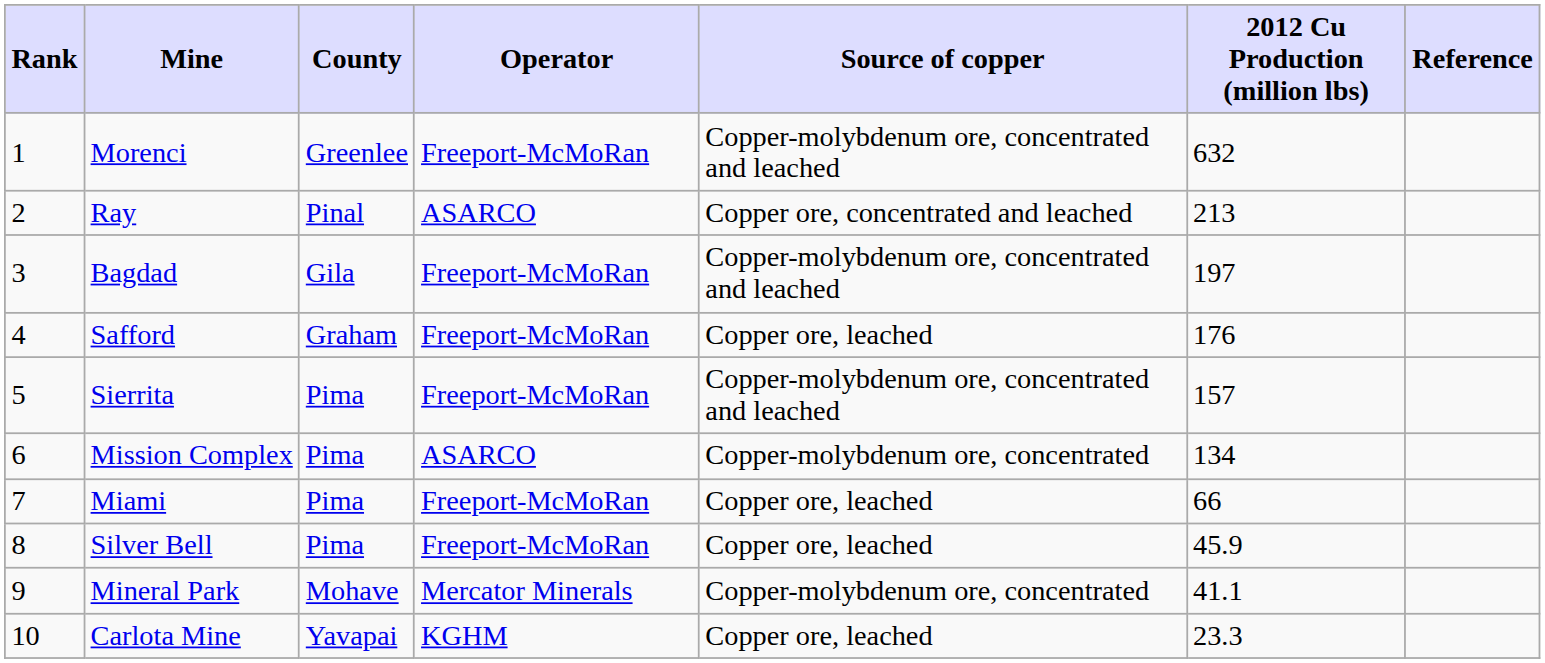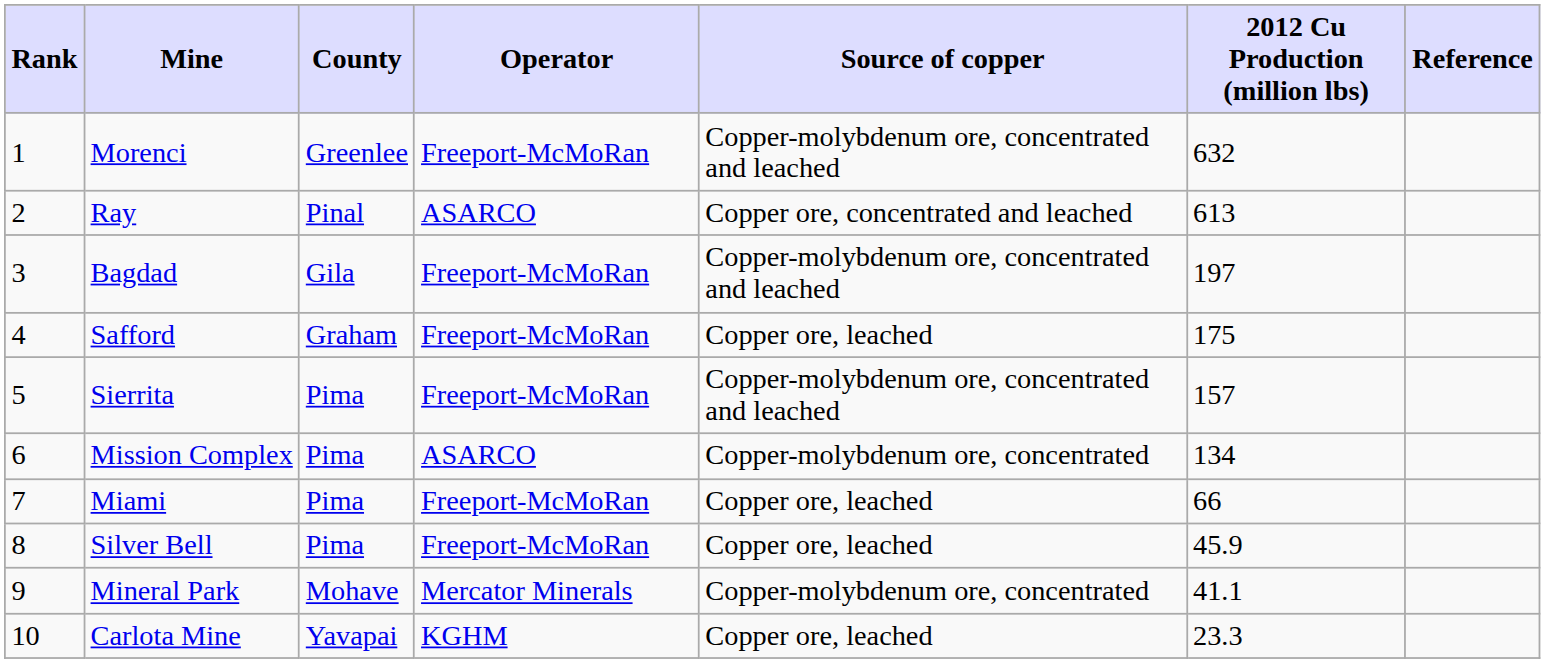(1214, 212) 213 -> (1214, 212) 613
(1214, 334) 176 -> (1214, 334) 175
